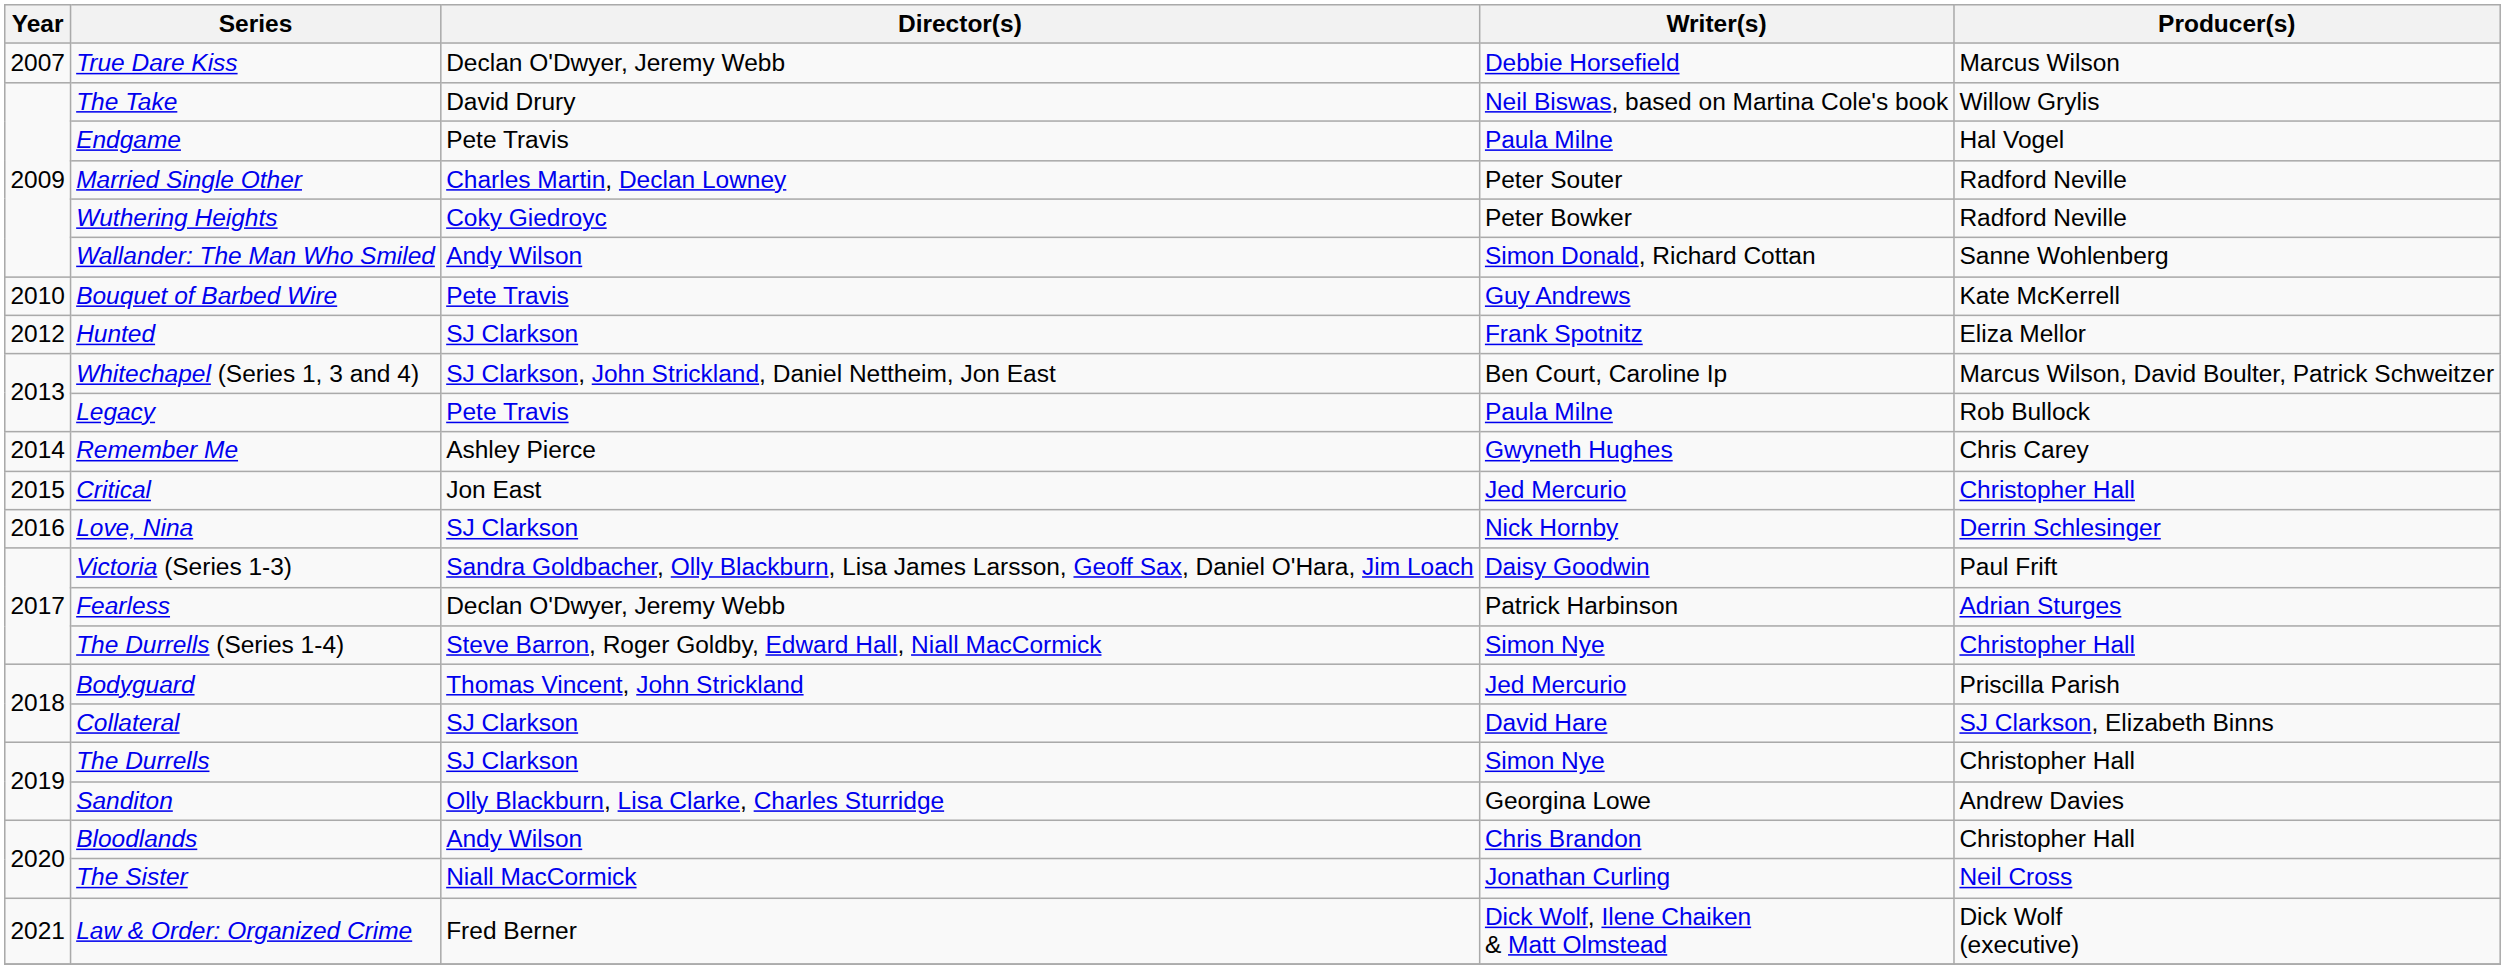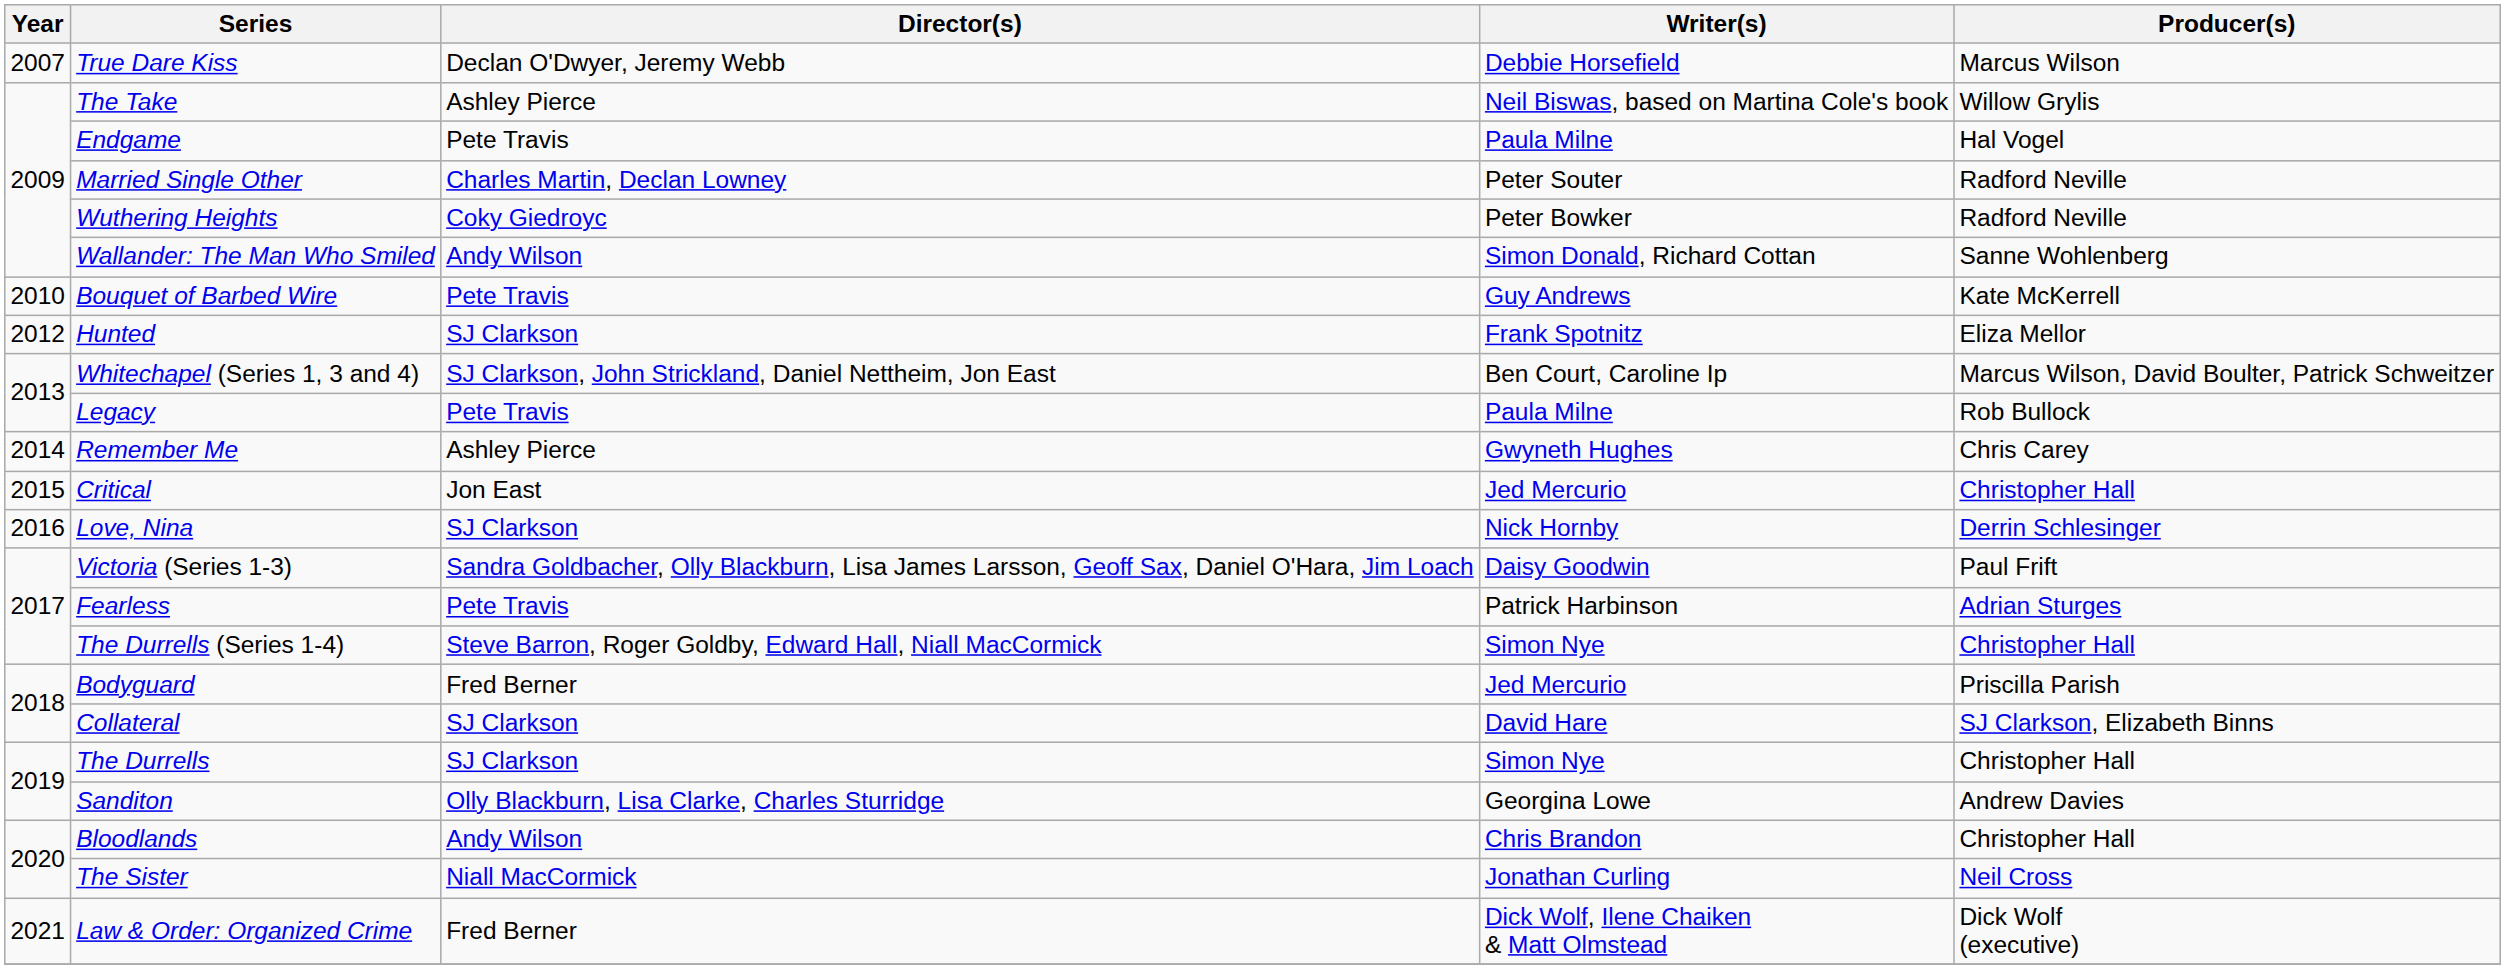(511, 101) David Drury -> (521, 101) Ashley Pierce
(616, 606) Declan O'Dwyer, Jeremy Webb -> (507, 606) Pete Travis
(625, 683) Thomas Vincent, John Strickland -> (511, 683) Fred Berner
